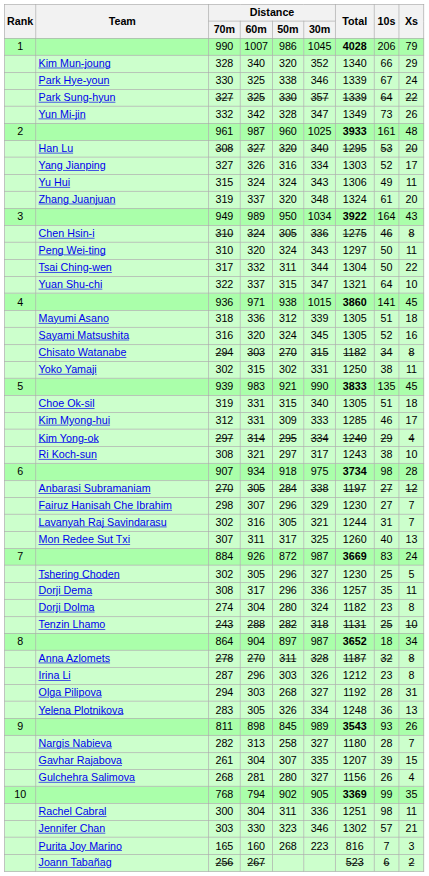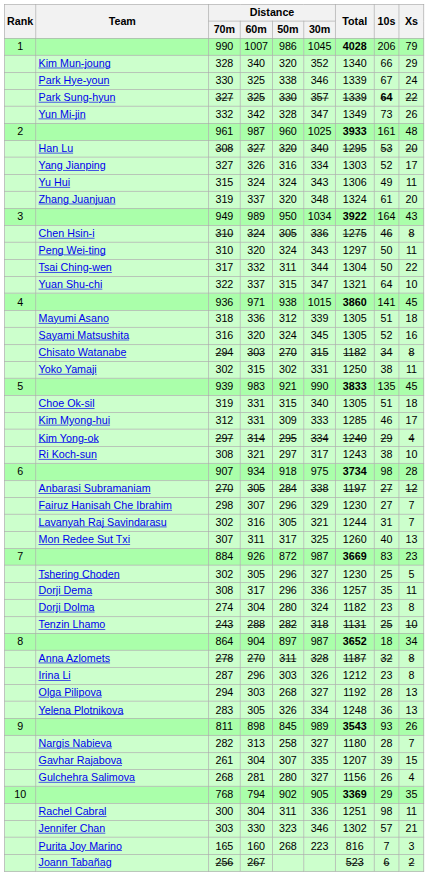(386, 98) normal -> (386, 98) bold
(411, 557) 24 -> (411, 557) 23
(411, 693) 31 -> (411, 693) 13
(386, 795) 99 -> (386, 795) 29
